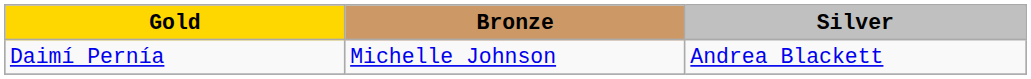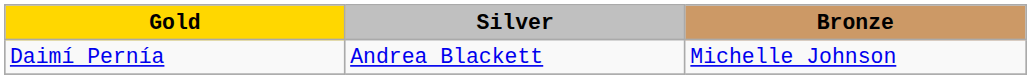columns swapped: (855, 22) <-> (515, 22)
